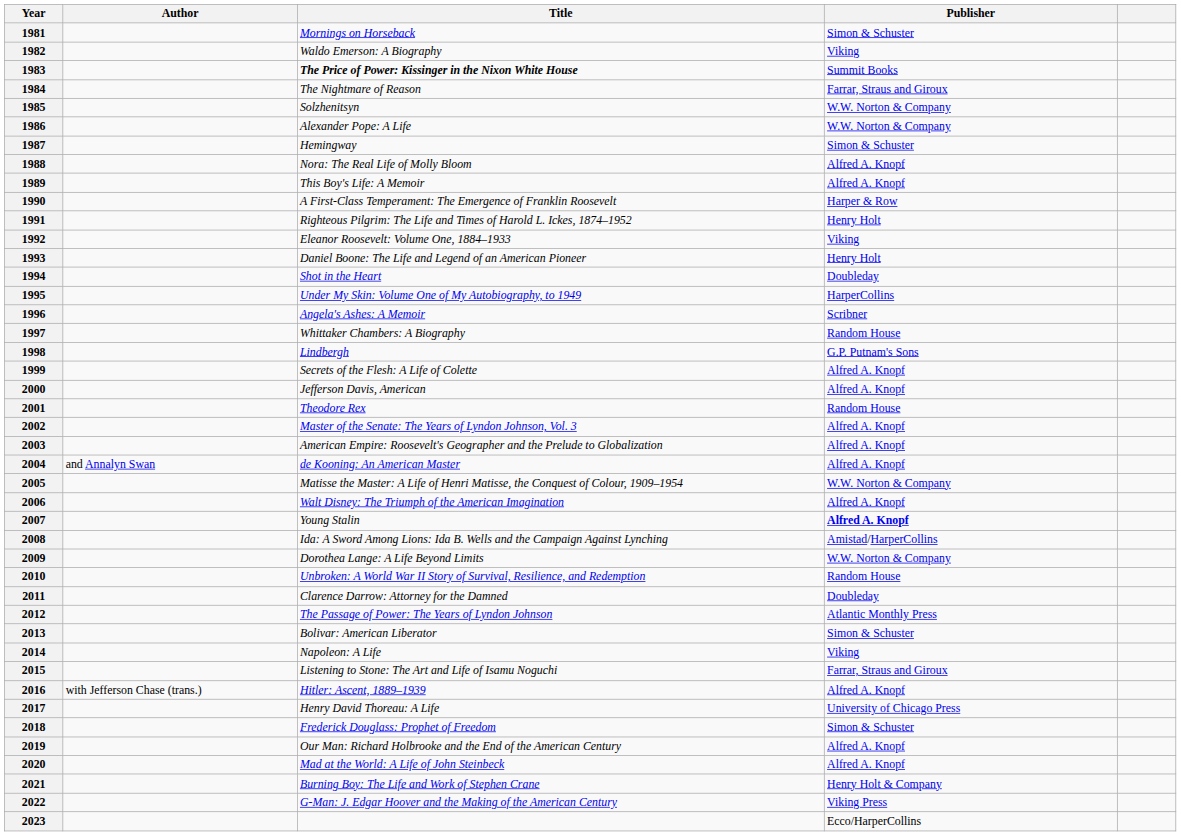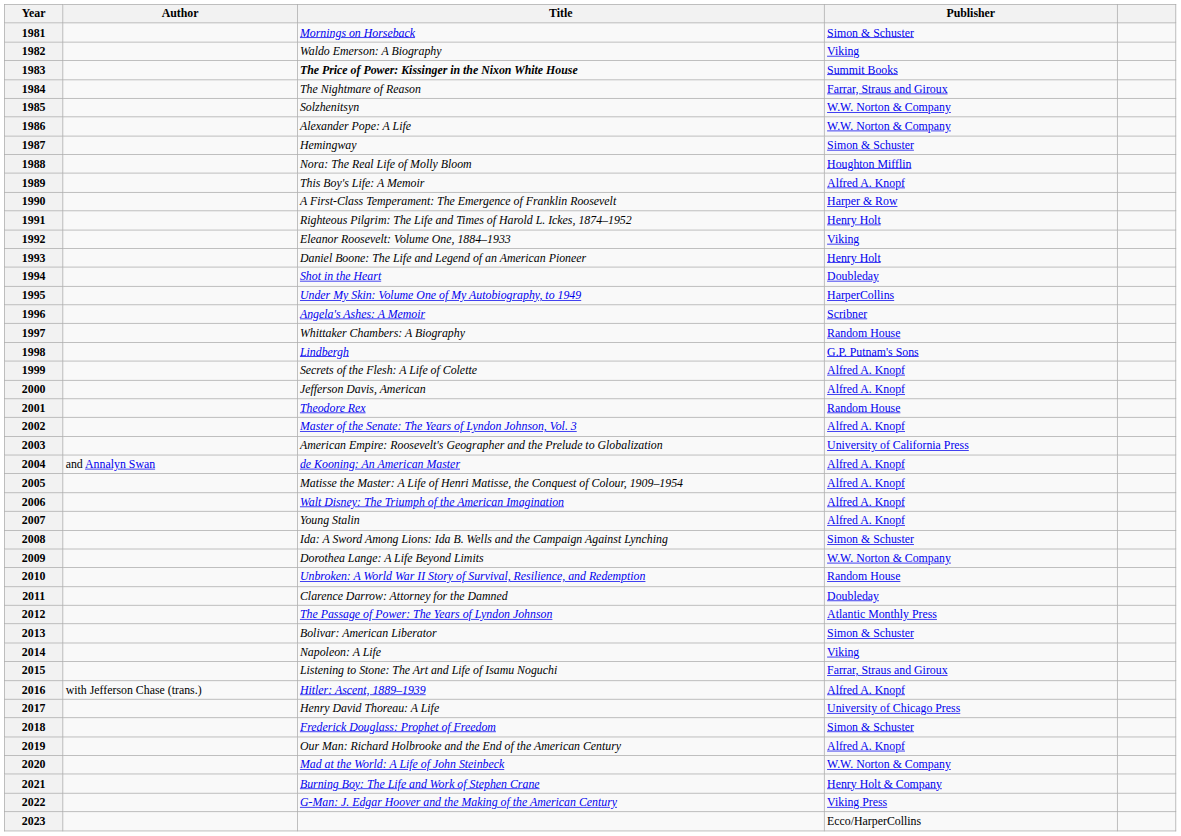(866, 164) Alfred A. Knopf -> (869, 164) Houghton Mifflin
(866, 445) Alfred A. Knopf -> (898, 445) University of California Press
(889, 483) W.W. Norton & Company -> (866, 483) Alfred A. Knopf
(868, 520) bold -> (866, 520) normal
(882, 539) Amistad/HarperCollins -> (870, 539) Simon & Schuster
(866, 764) Alfred A. Knopf -> (889, 764) W.W. Norton & Company
